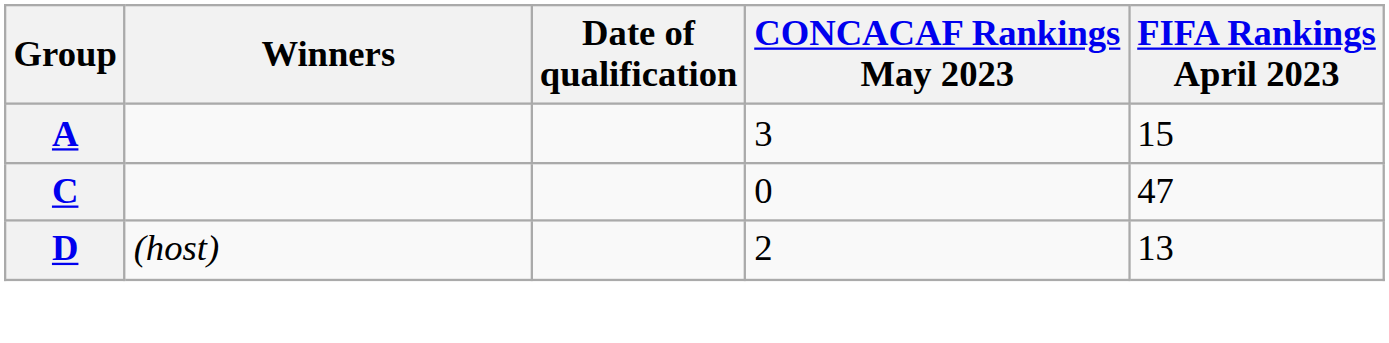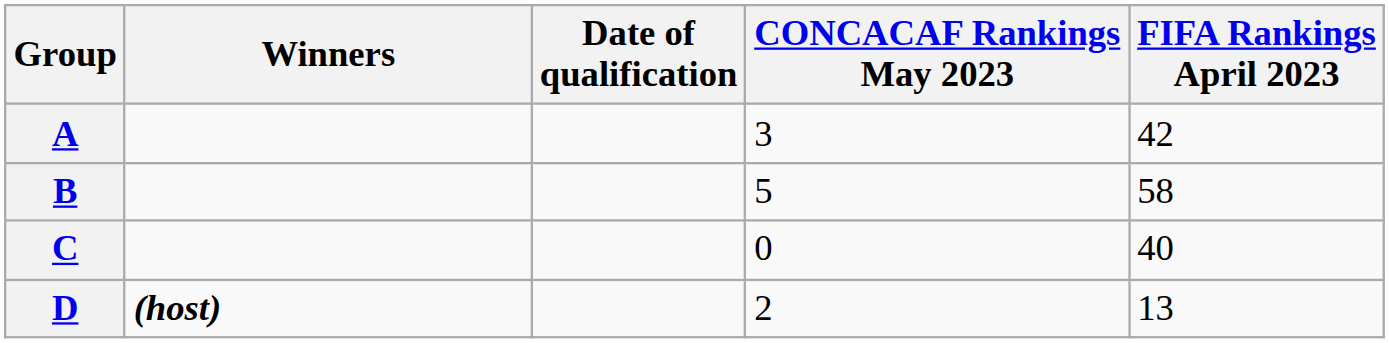(1156, 132) 15 -> (1156, 132) 42
+ row: (65, 190)
(1156, 190) 47 -> (1156, 249) 40
(176, 249) normal -> (177, 307) bold
